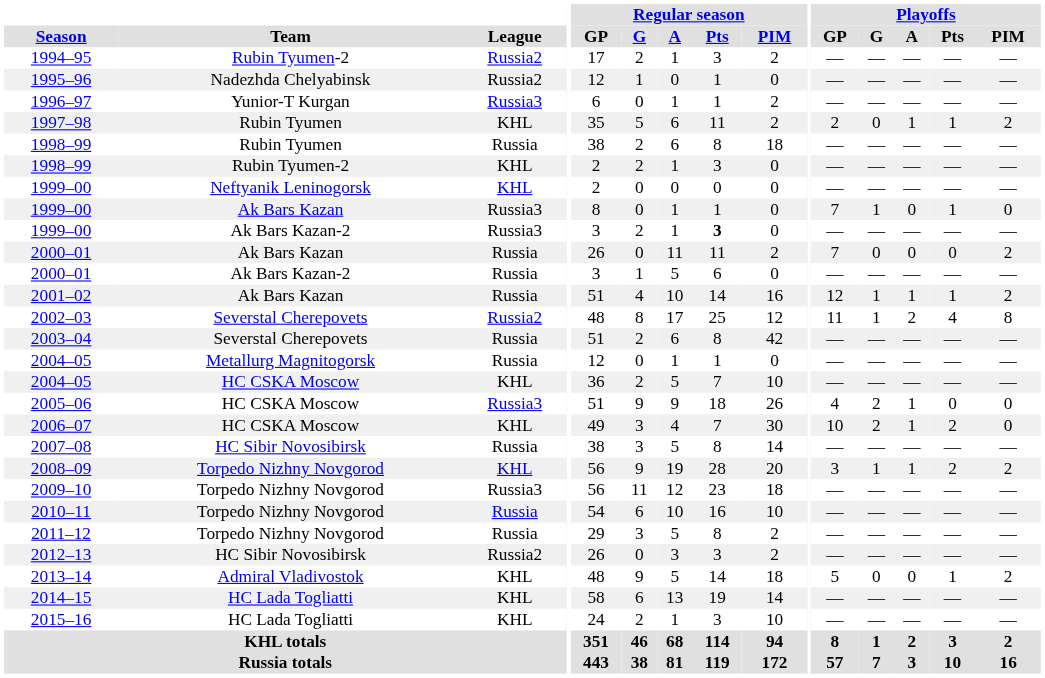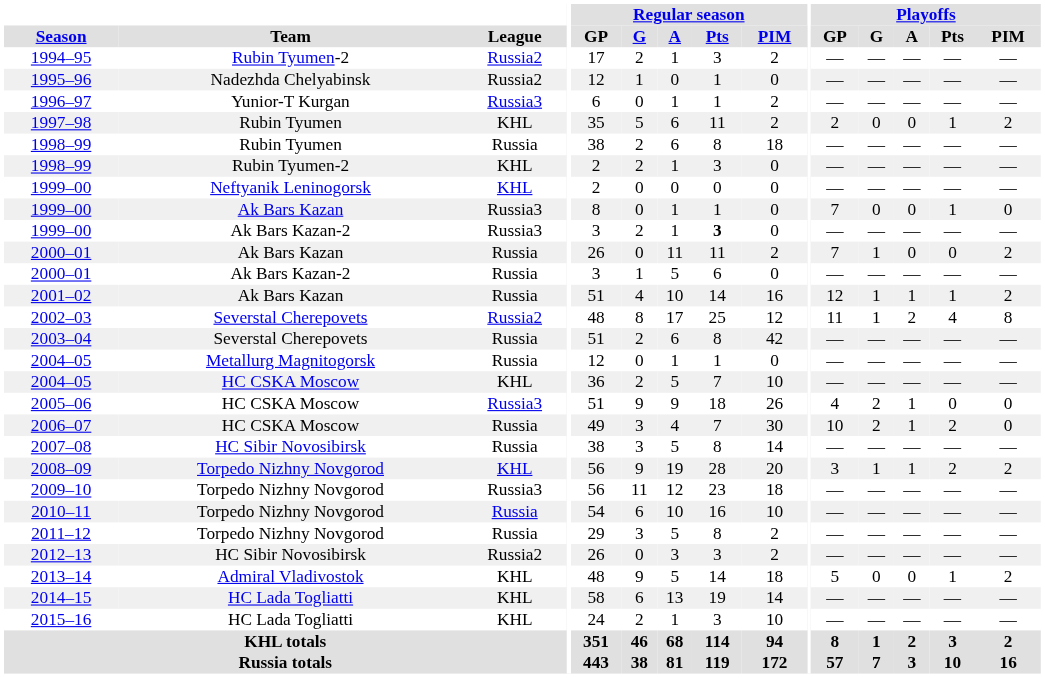(912, 122) 1 -> (912, 122) 0
(876, 209) 1 -> (876, 209) 0
(876, 252) 0 -> (876, 252) 1
(515, 425) KHL -> (515, 425) Russia
